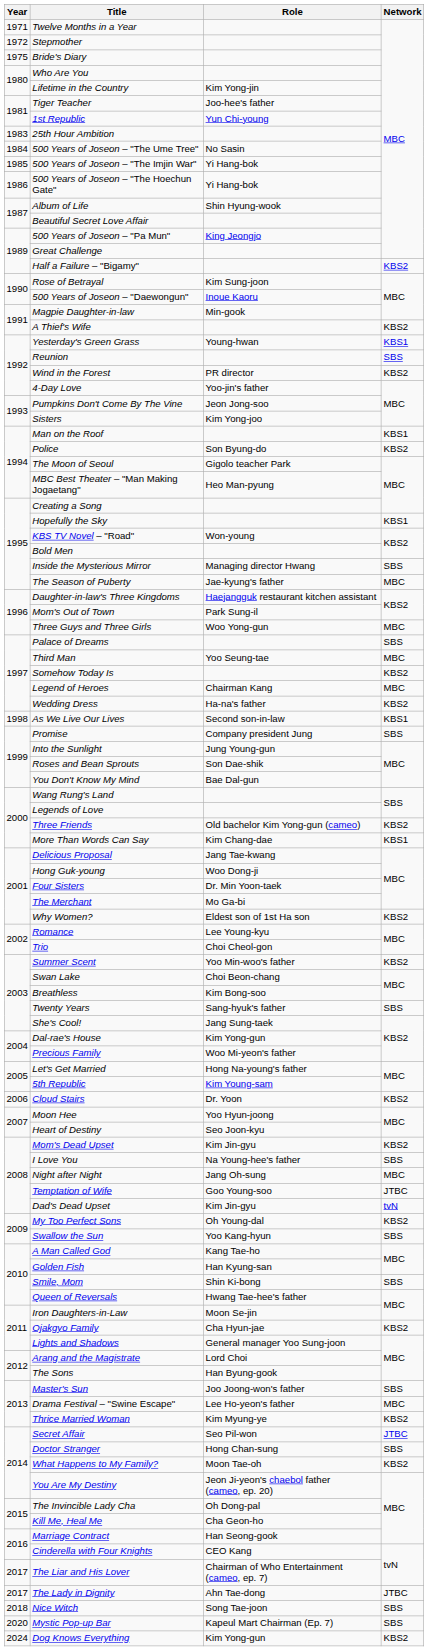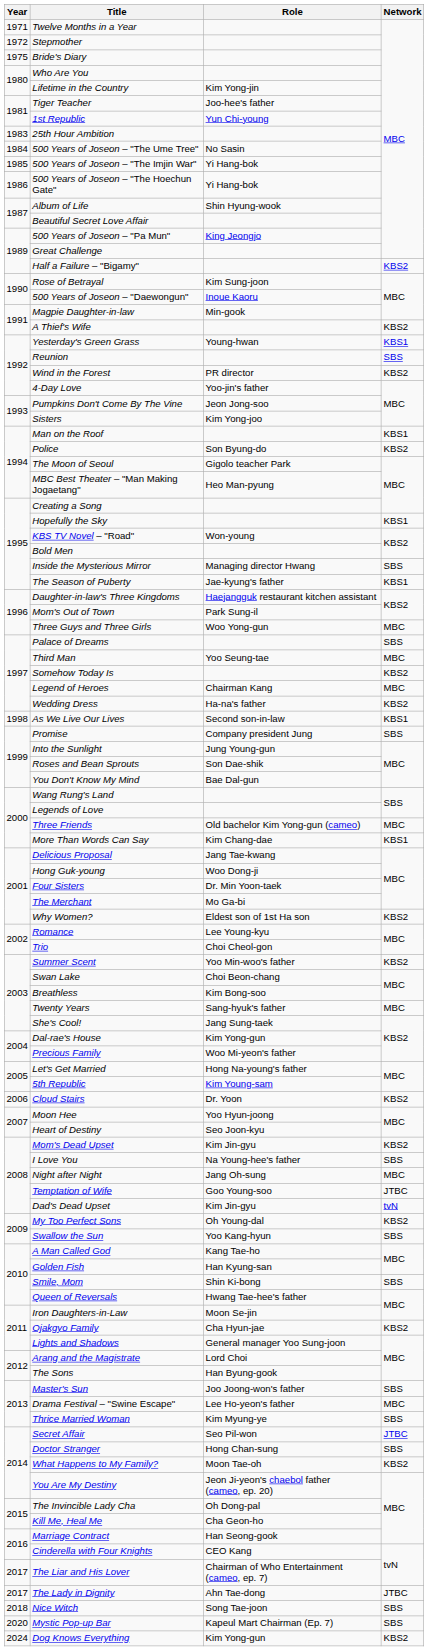(394, 581) MBC -> (396, 581) KBS1
(396, 825) KBS2 -> (394, 825) MBC
(393, 1008) SBS -> (394, 1008) MBC
(396, 1419) KBS2 -> (393, 1419) SBS
